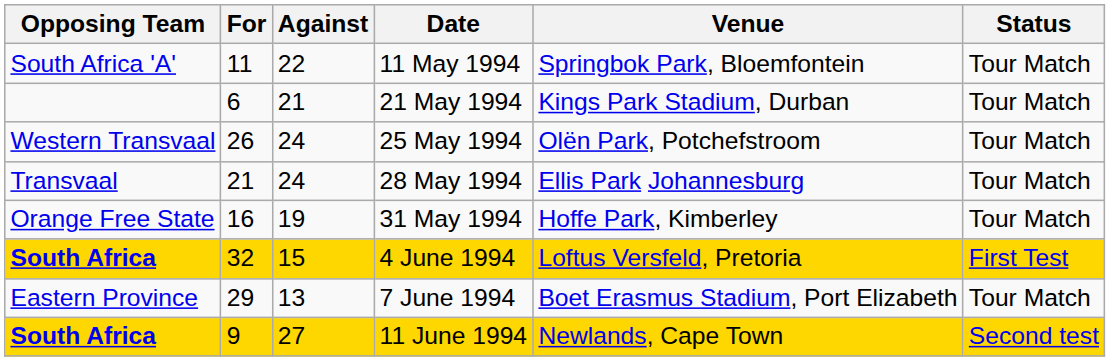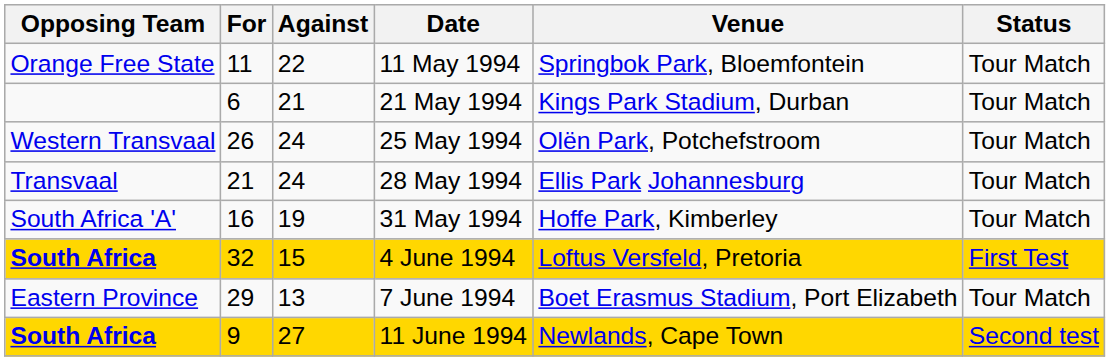(93, 63) South Africa 'A' -> (112, 63) Orange Free State
(112, 219) Orange Free State -> (93, 219) South Africa 'A'
